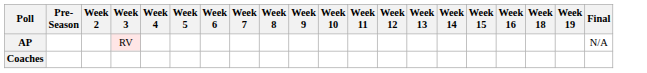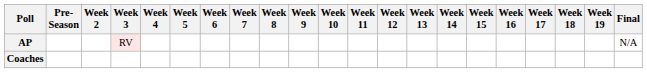+ column: (540, 19)
